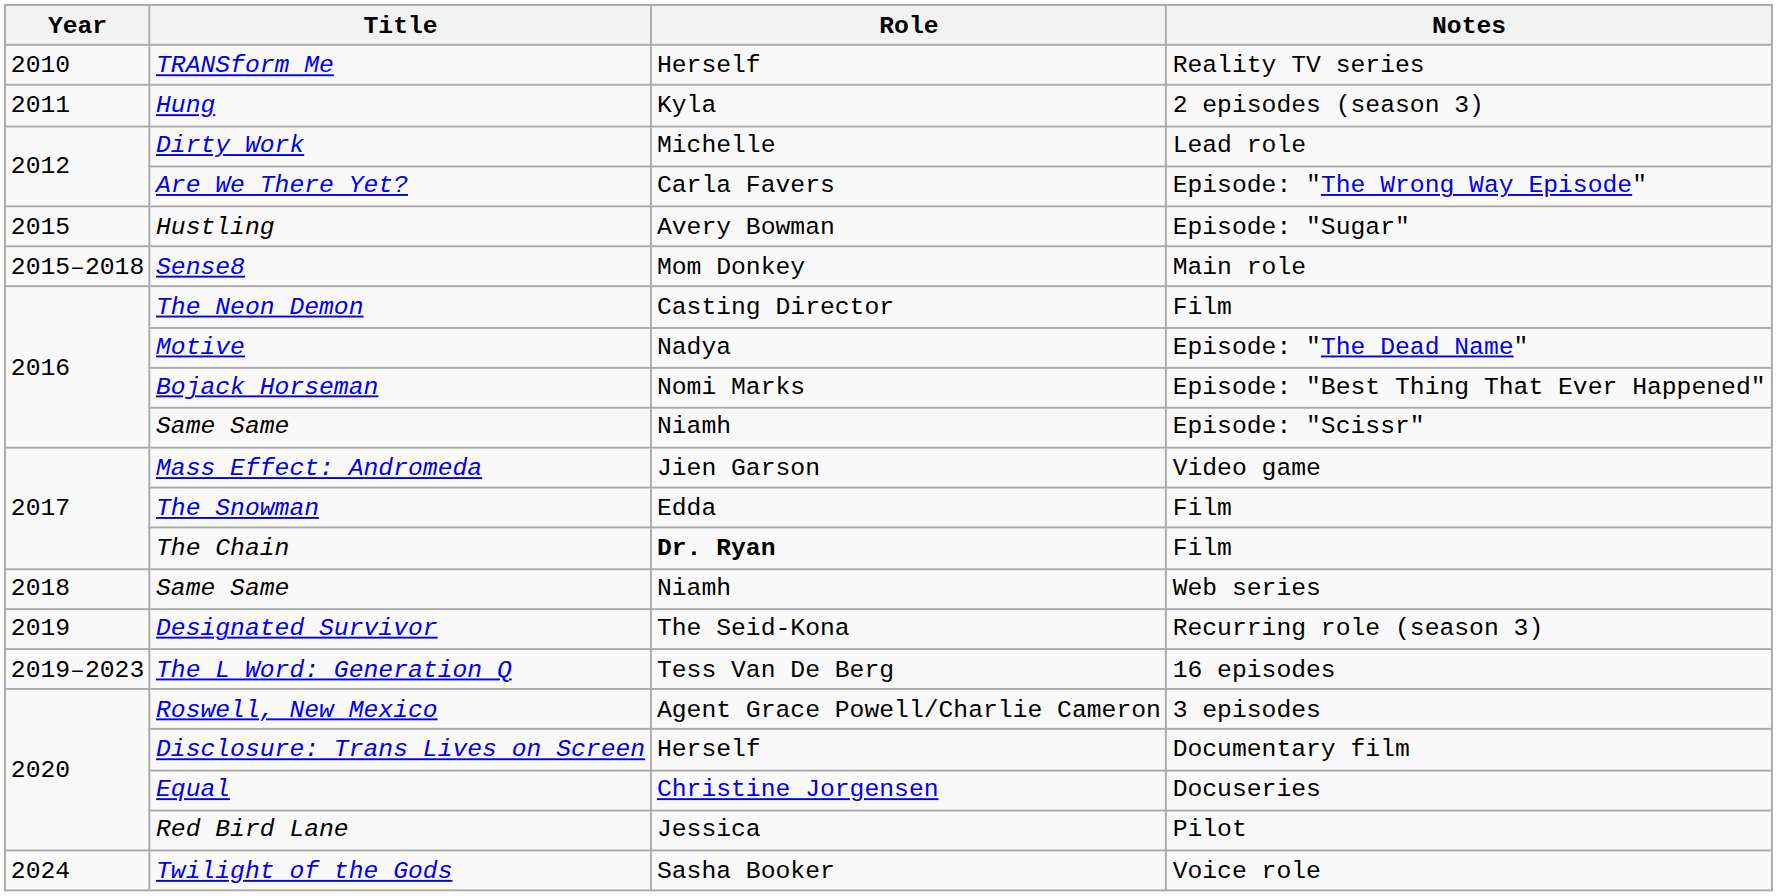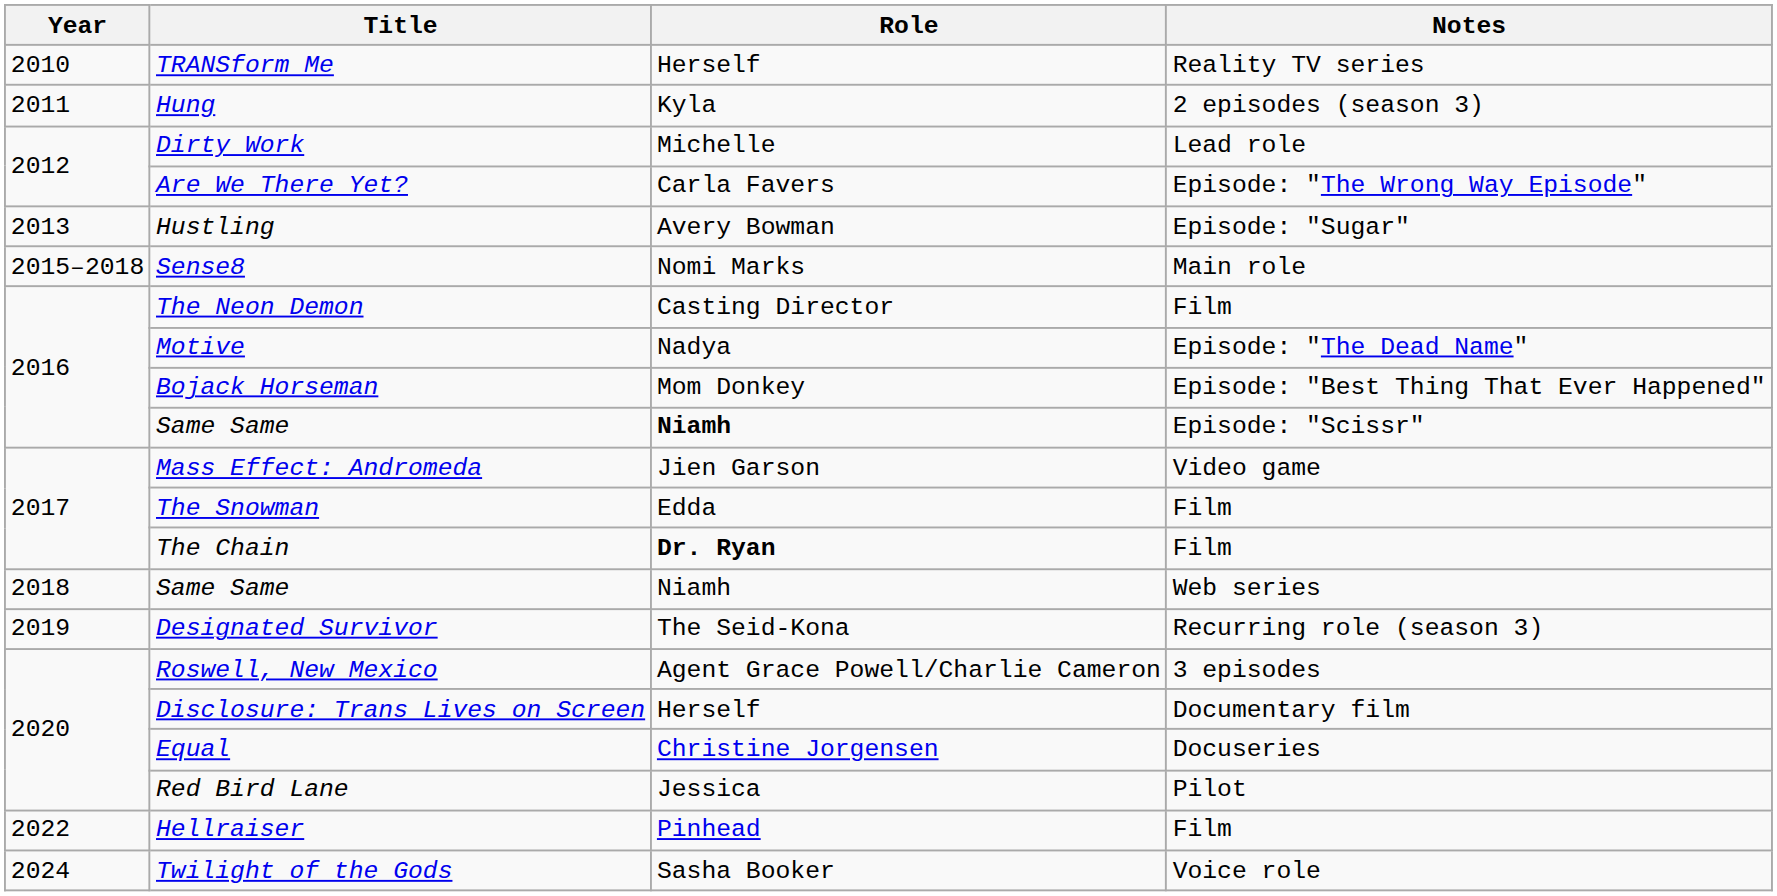(40, 226) 2015 -> (40, 226) 2013
(731, 267) Mom Donkey -> (731, 267) Nomi Marks
(731, 387) Nomi Marks -> (731, 387) Mom Donkey
(694, 428) normal -> (694, 428) bold
- row: (334, 669)
+ row: (230, 830)
